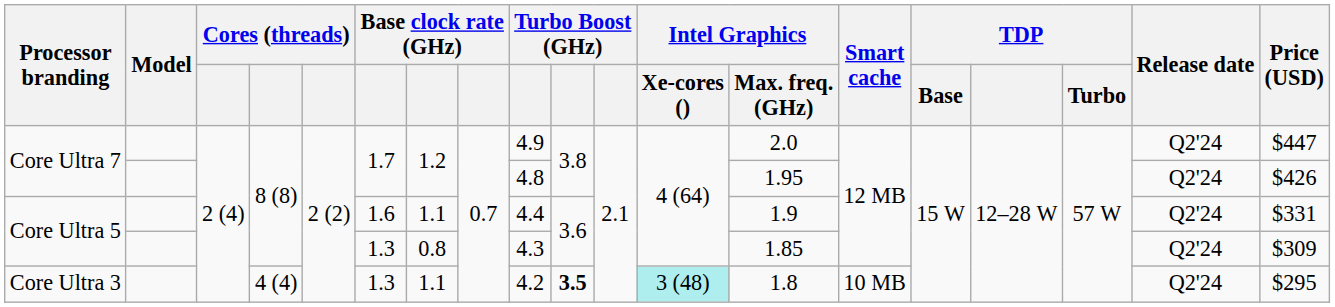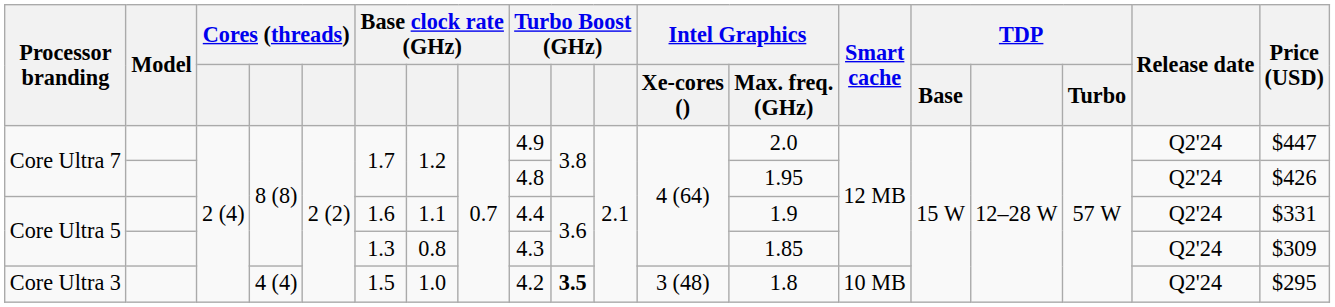(381, 283) 1.3 -> (381, 283) 1.5
(432, 283) 1.1 -> (432, 283) 1.0
(683, 283) paleturquoise background -> (683, 283) no background
